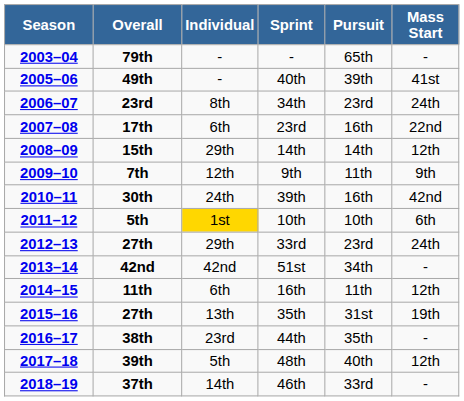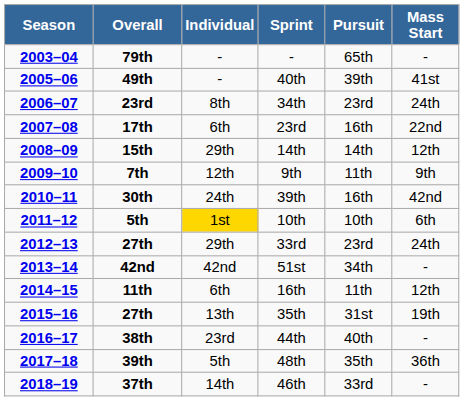(358, 338) 35th -> (358, 338) 40th
(358, 361) 40th -> (358, 361) 35th
(425, 361) 12th -> (425, 361) 36th
